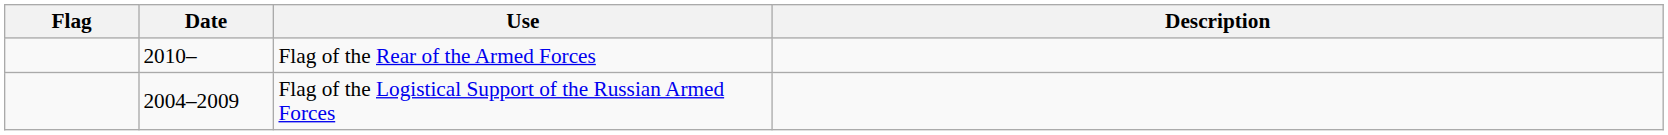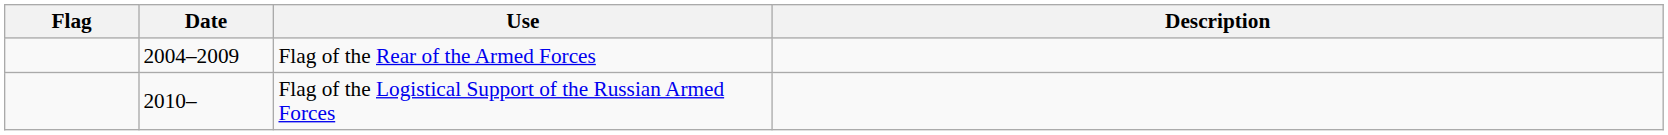(170, 55) 2010– -> (191, 55) 2004–2009
(191, 100) 2004–2009 -> (170, 100) 2010–
